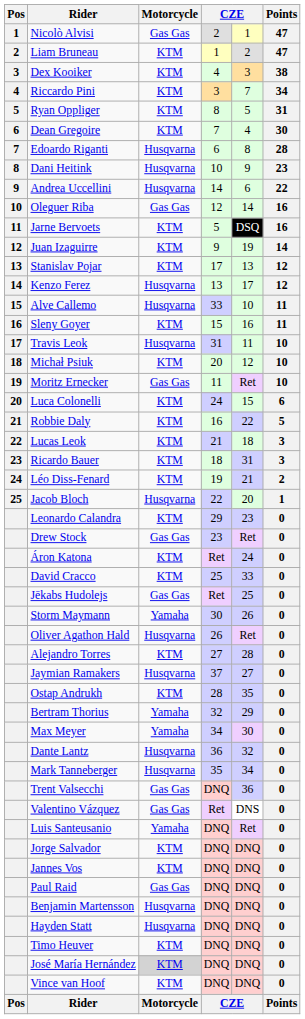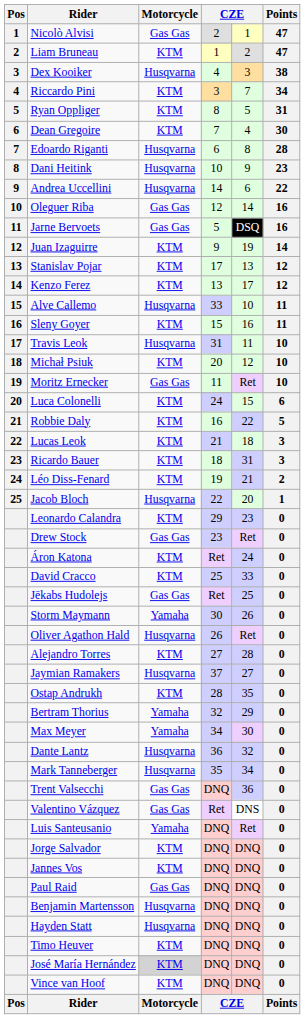(170, 72) KTM -> (170, 72) Husqvarna
(170, 227) KTM -> (170, 227) Gas Gas
(170, 285) Husqvarna -> (170, 285) KTM
